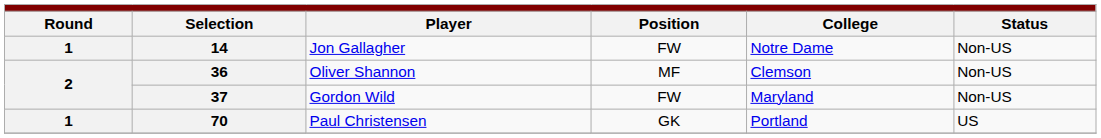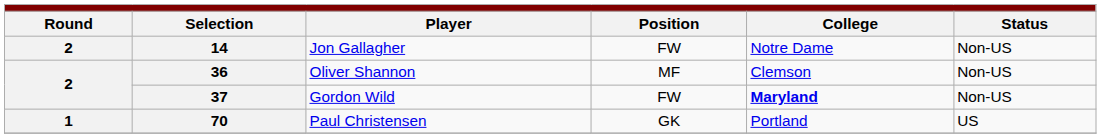(69, 48) 1 -> (69, 48) 2
(782, 96) normal -> (784, 96) bold
